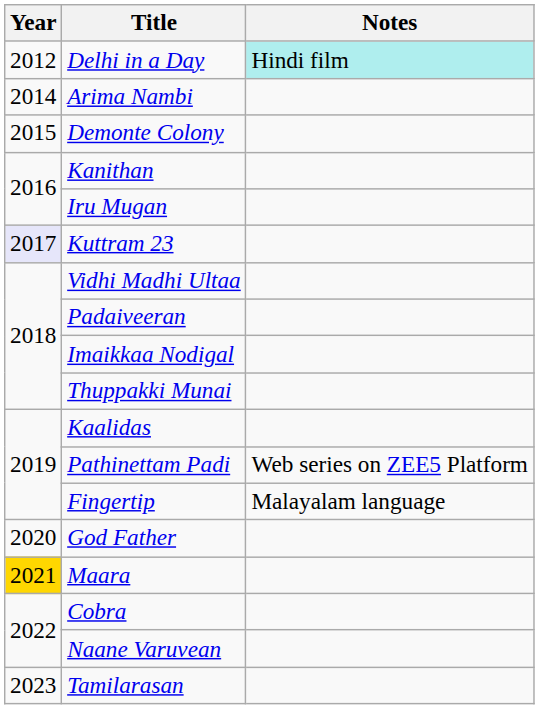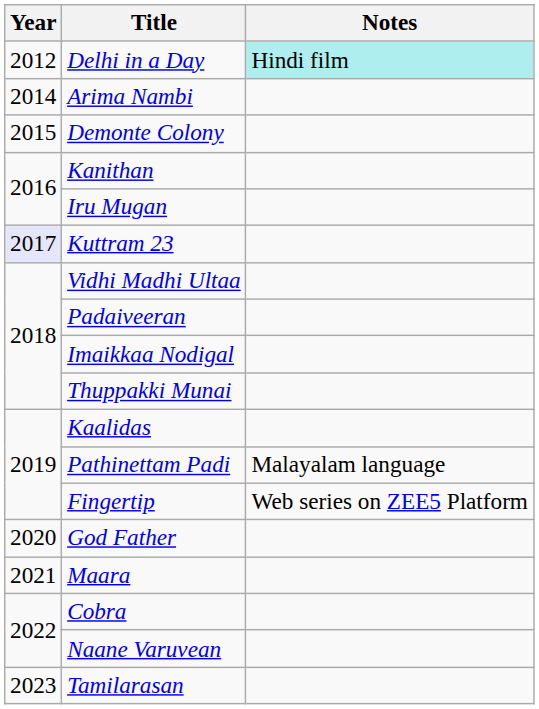(390, 464) Web series on ZEE5 Platform -> (348, 464) Malayalam language
(348, 501) Malayalam language -> (390, 501) Web series on ZEE5 Platform
(33, 574) gold background -> (33, 574) no background
